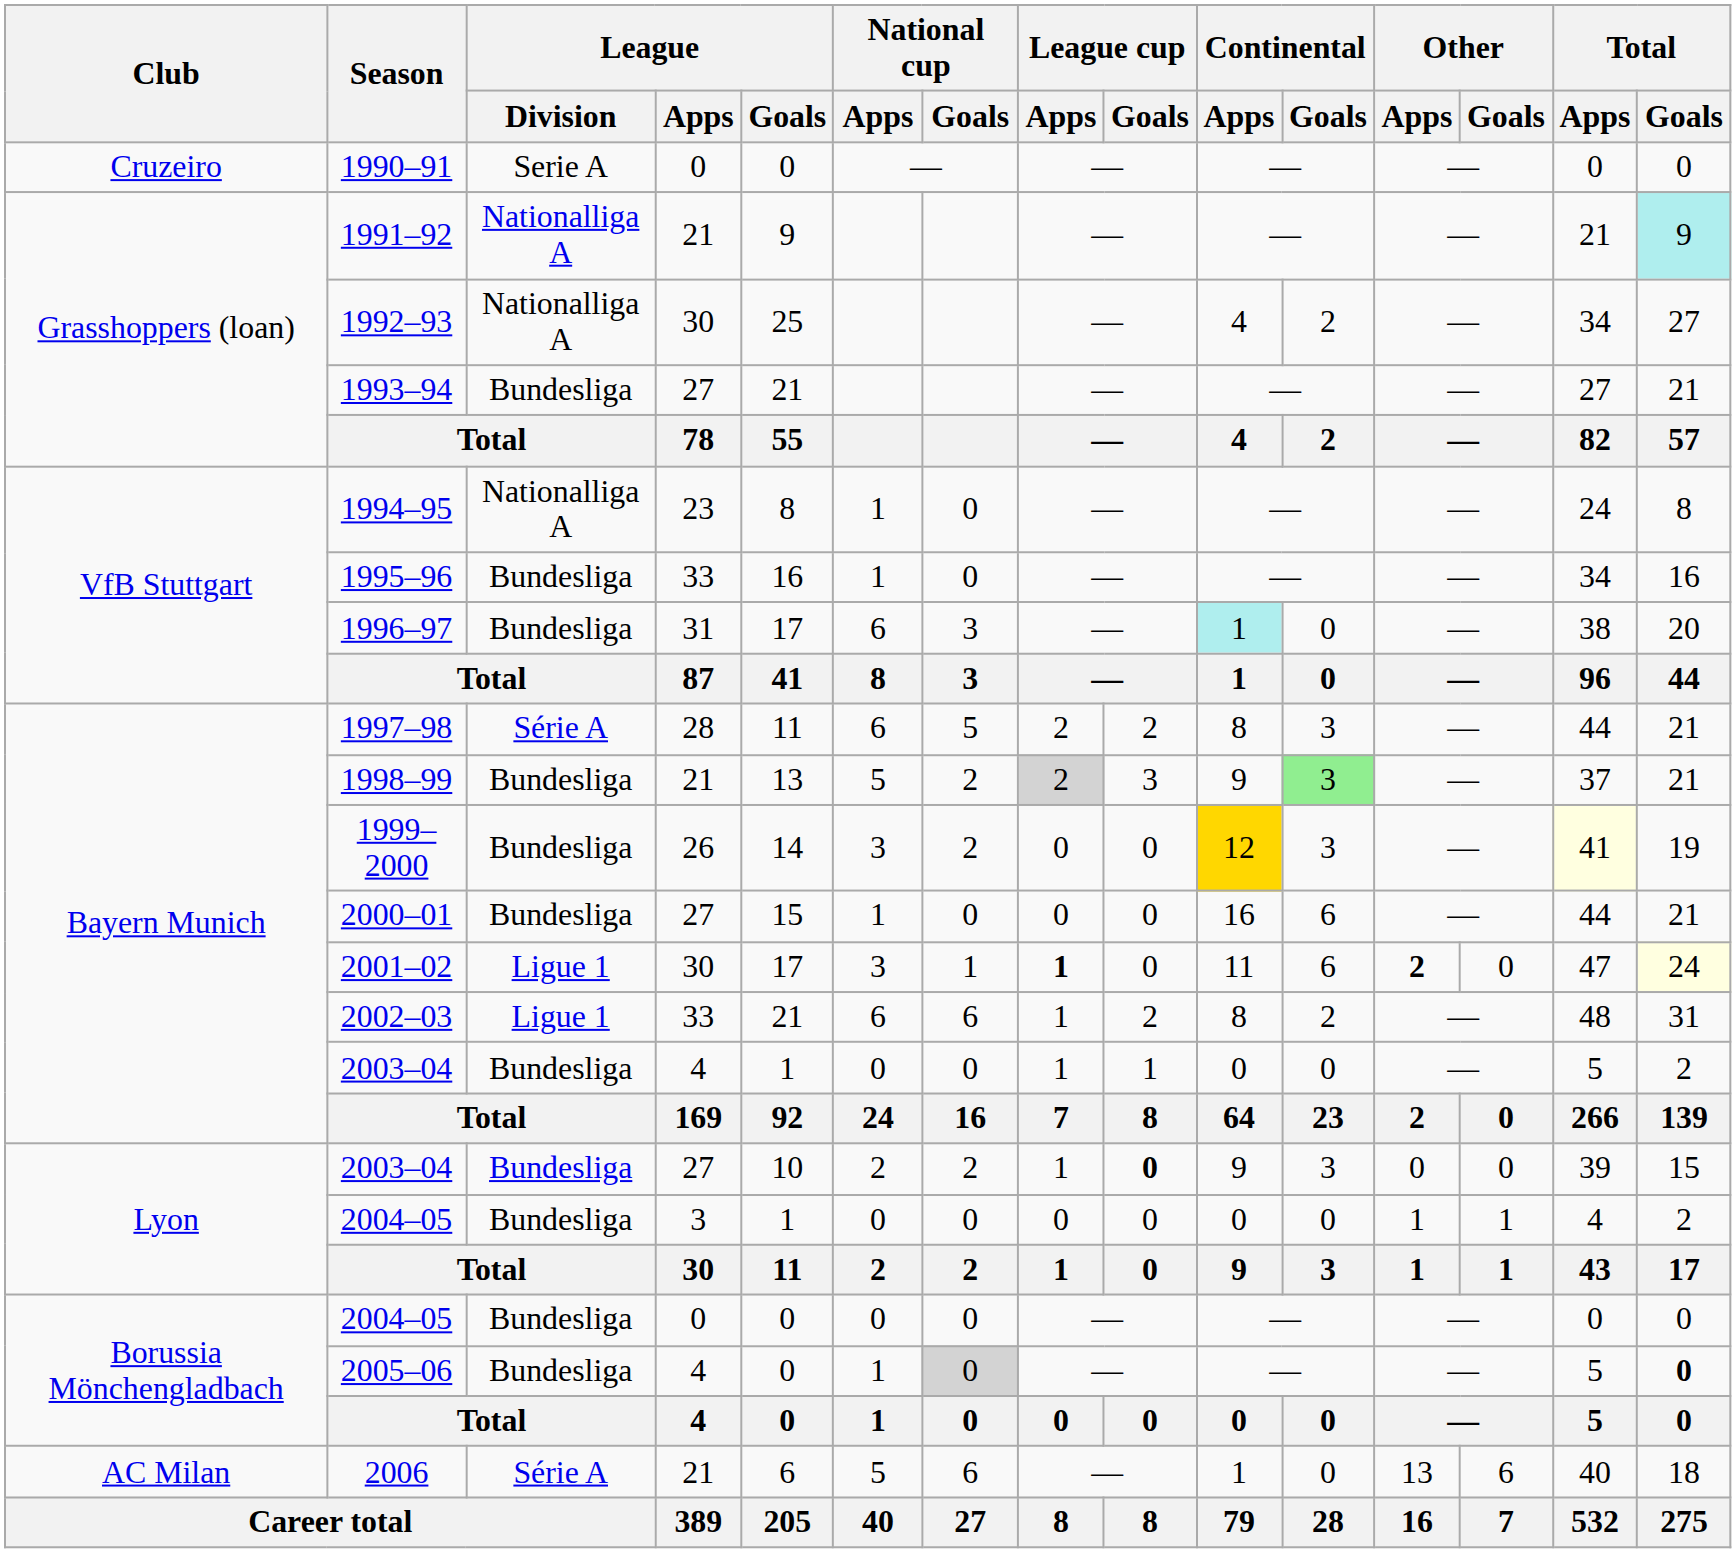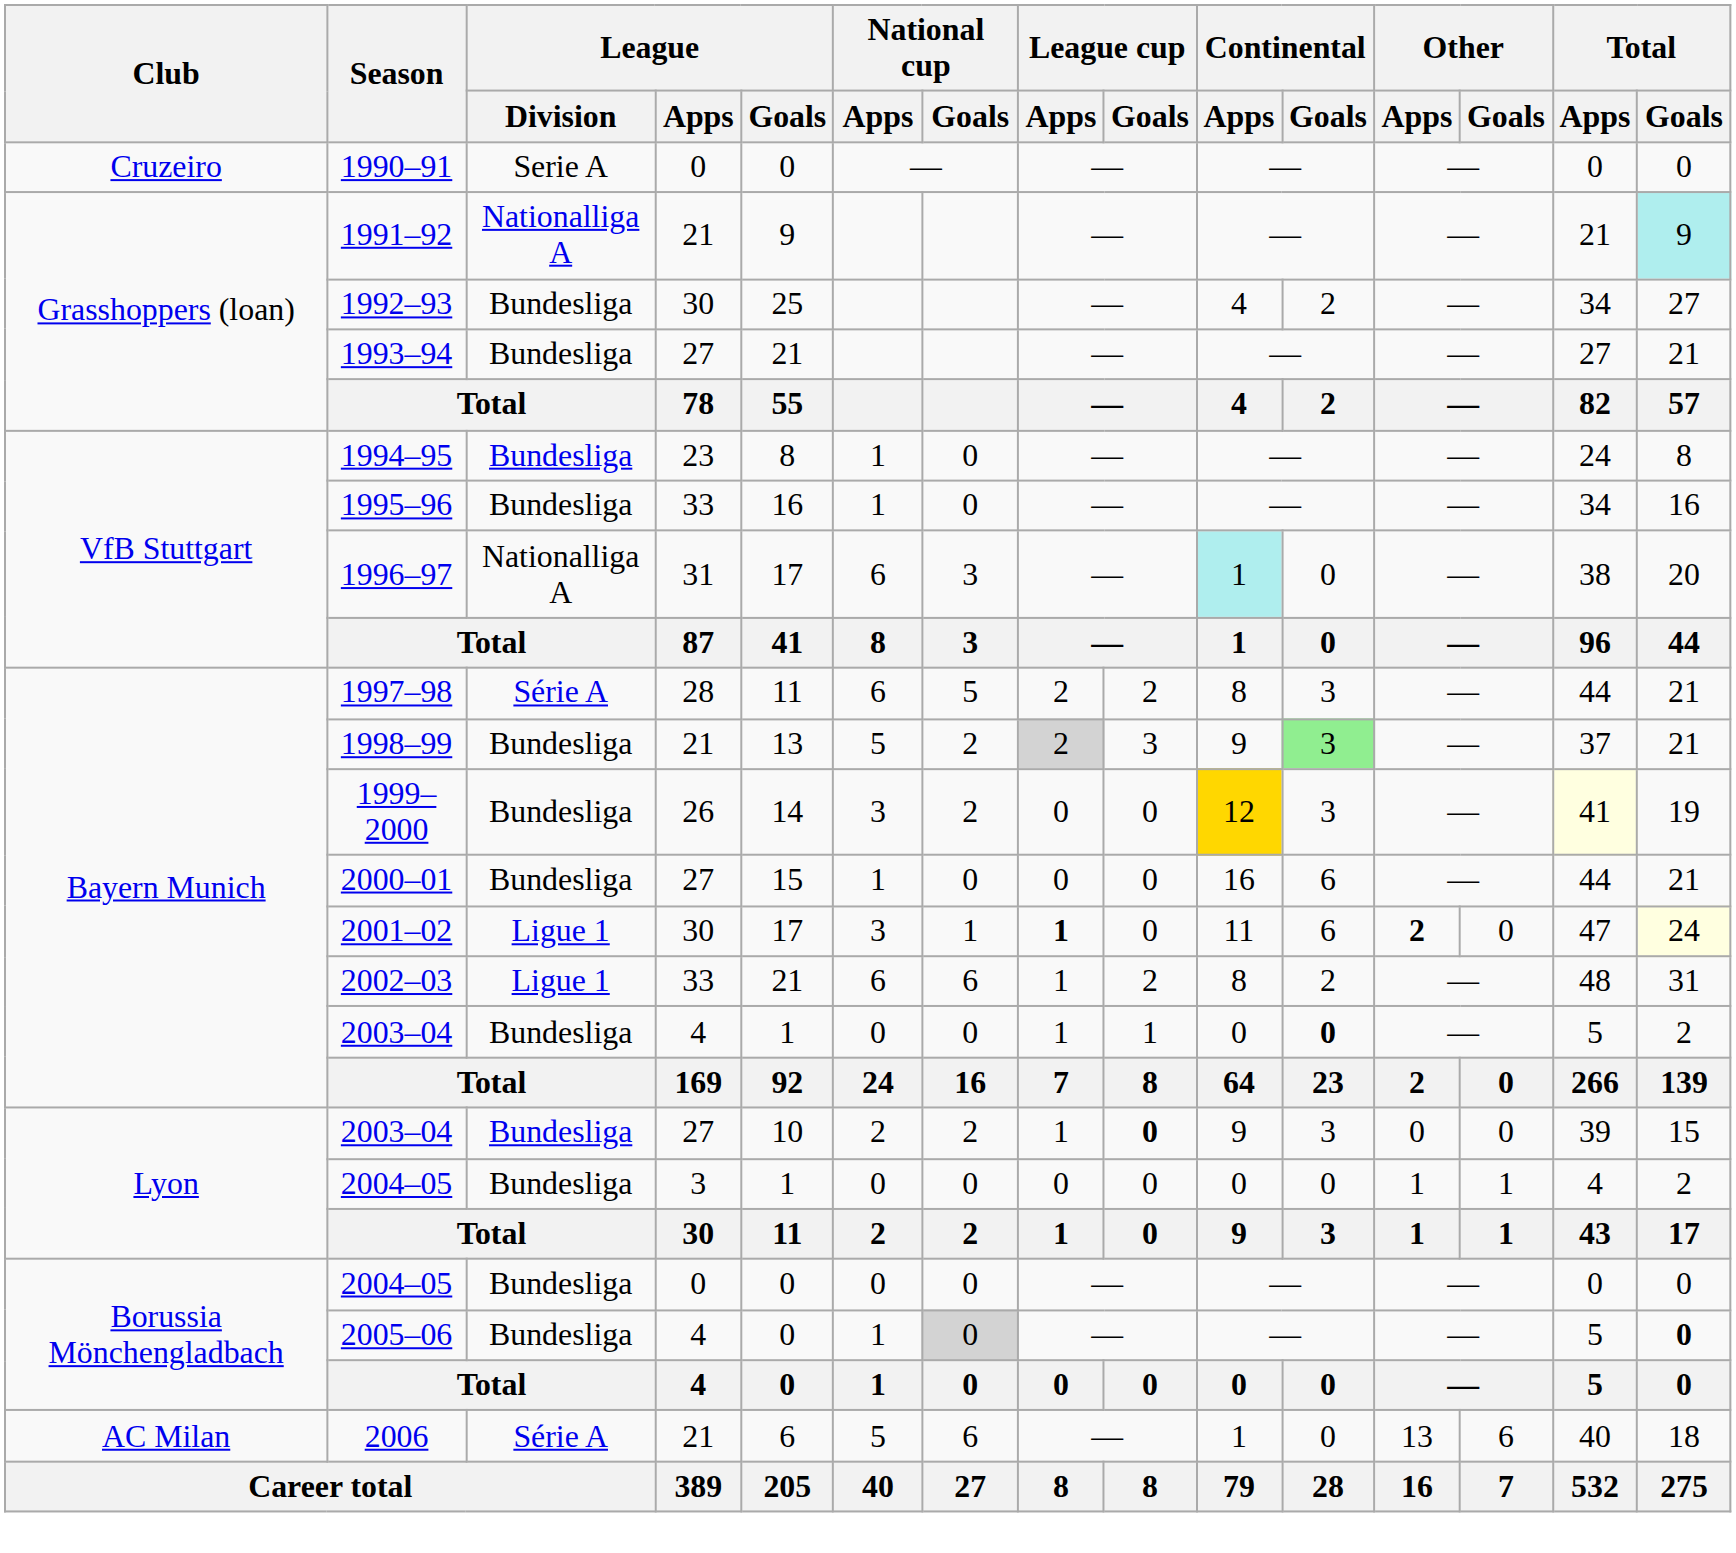(561, 321) Nationalliga A -> (561, 303) Bundesliga
(561, 508) Nationalliga A -> (561, 454) Bundesliga
(561, 627) Bundesliga -> (561, 573) Nationalliga A
(1328, 1067) normal -> (1328, 1031) bold
